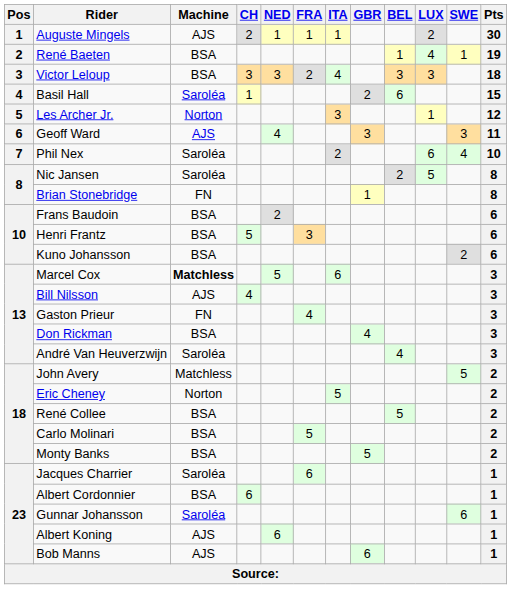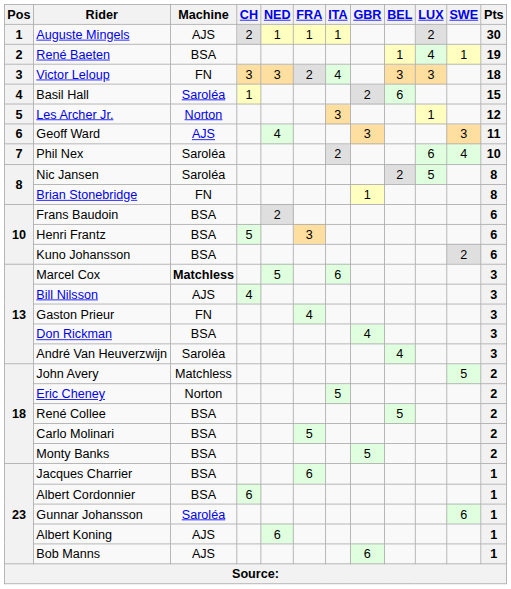(203, 75) BSA -> (203, 75) FN
(203, 474) Saroléa -> (203, 474) BSA
